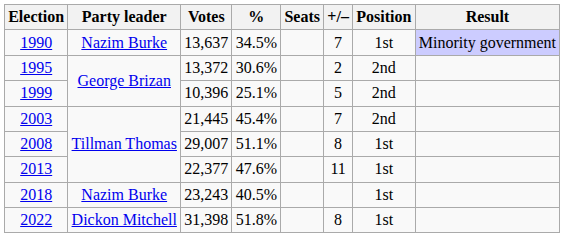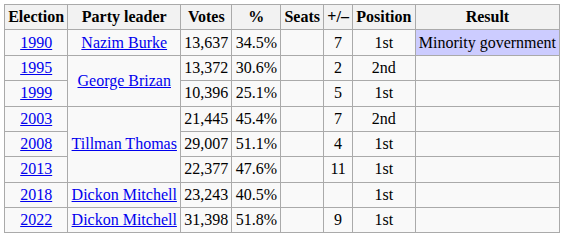(384, 93) 2nd -> (384, 93) 1st
(338, 144) 8 -> (338, 144) 4
(124, 194) Nazim Burke -> (124, 194) Dickon Mitchell
(338, 220) 8 -> (338, 220) 9
